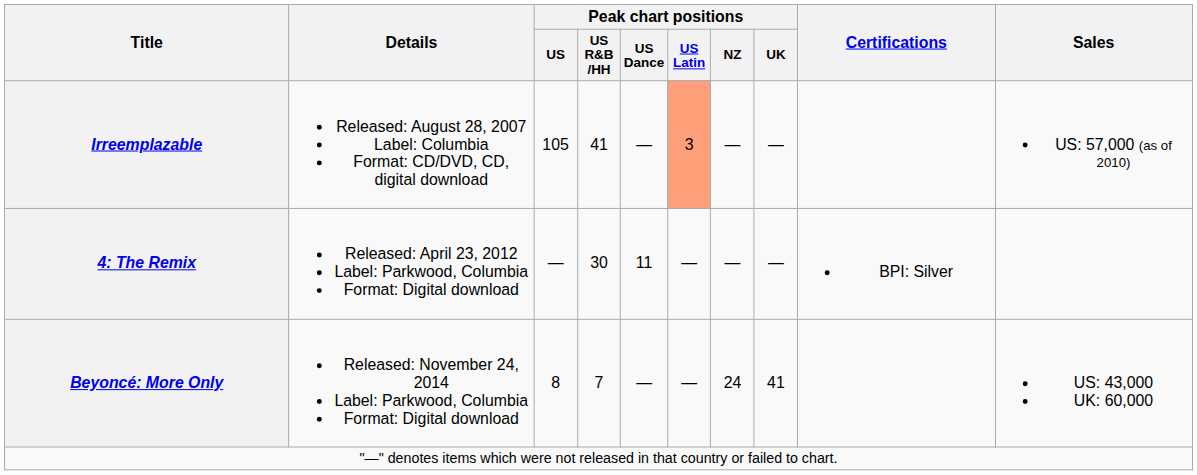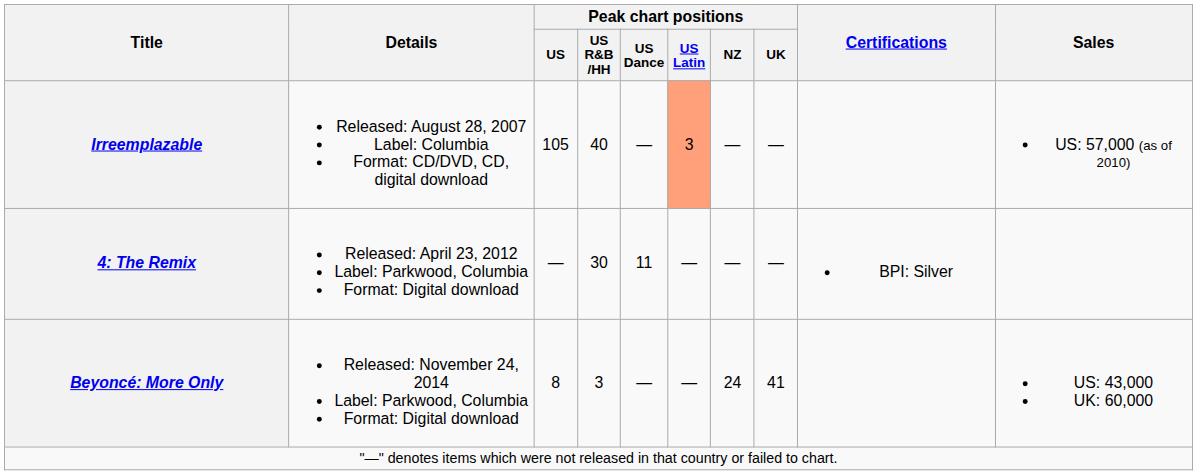(599, 144) 41 -> (599, 144) 40
(599, 382) 7 -> (599, 382) 3
